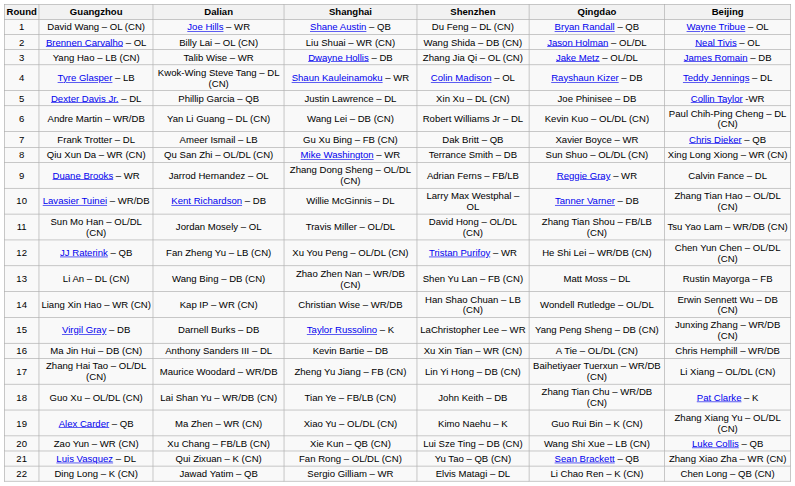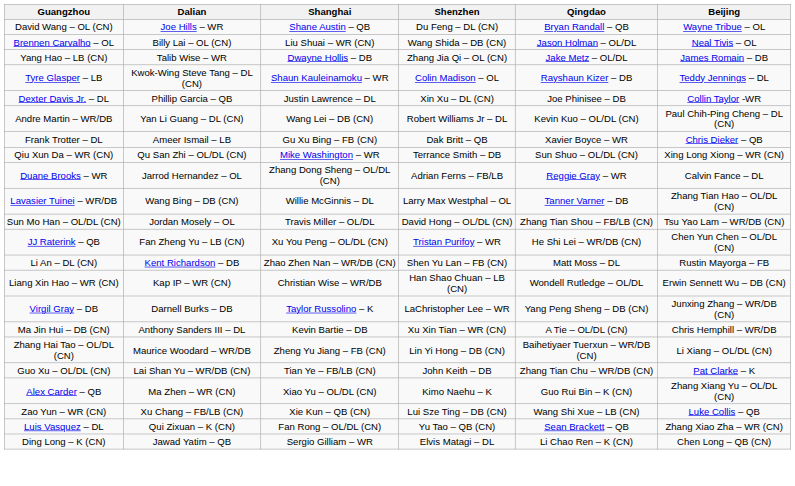- column: (22, 12)
(219, 201) Kent Richardson – DB -> (192, 201) Wang Bing – DB (CN)
(219, 279) Wang Bing – DB (CN) -> (192, 263) Kent Richardson – DB
